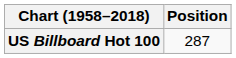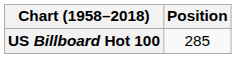(197, 41) 287 -> (197, 41) 285
